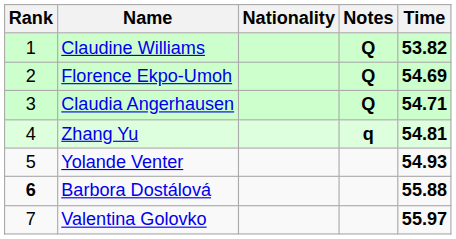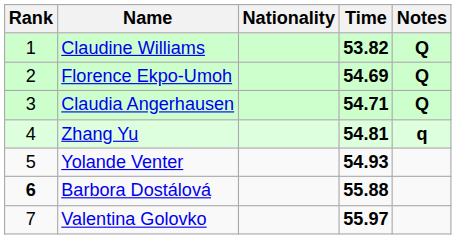columns swapped: (424, 18) <-> (368, 18)
